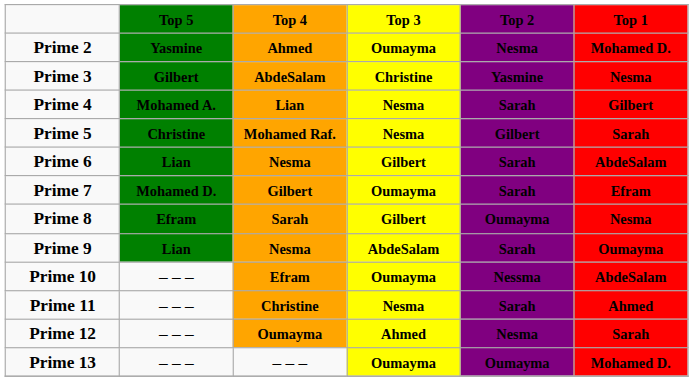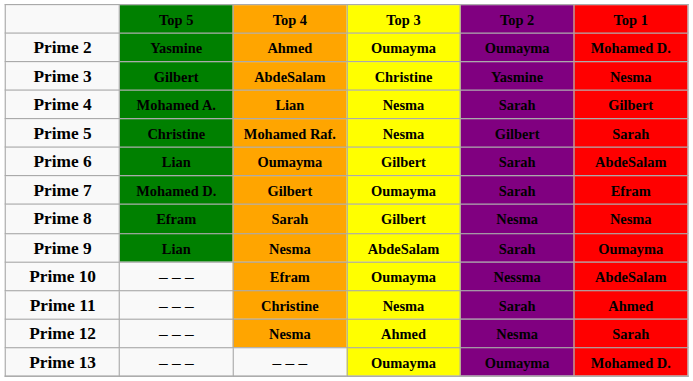(517, 49) Nesma -> (517, 49) Oumayma
(290, 163) Nesma -> (290, 163) Oumayma
(517, 220) Oumayma -> (517, 220) Nesma
(290, 334) Oumayma -> (290, 334) Nesma
